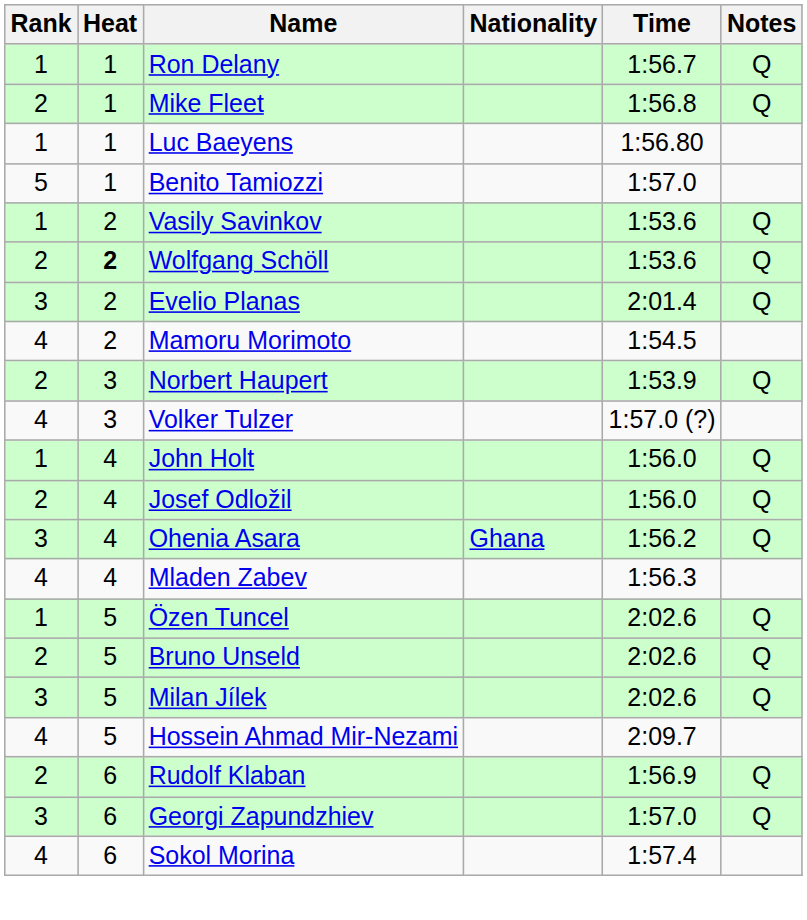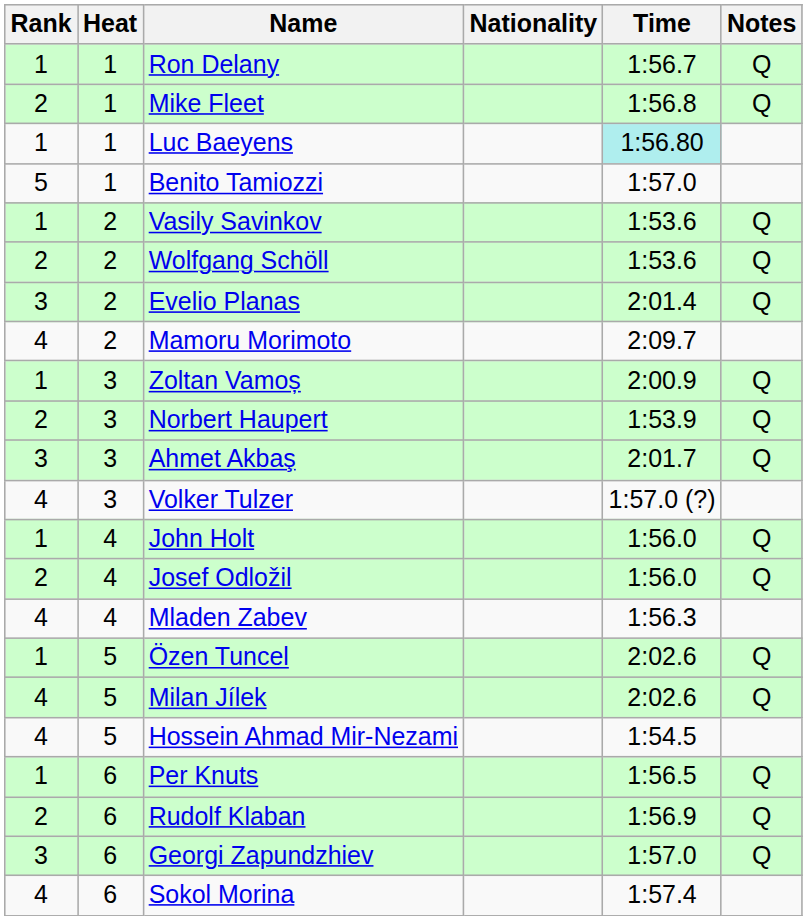(662, 143) no background -> (662, 143) paleturquoise background
(110, 261) bold -> (110, 261) normal
(662, 340) 1:54.5 -> (662, 340) 2:09.7
+ row: (225, 380)
+ row: (222, 459)
- row: (224, 538)
- row: (224, 657)
(41, 697) 3 -> (41, 697) 4
(662, 736) 2:09.7 -> (662, 736) 1:54.5
+ row: (203, 776)
